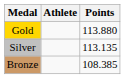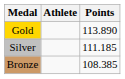(100, 30) 113.880 -> (100, 30) 113.890
(100, 47) 113.135 -> (99, 47) 111.185
